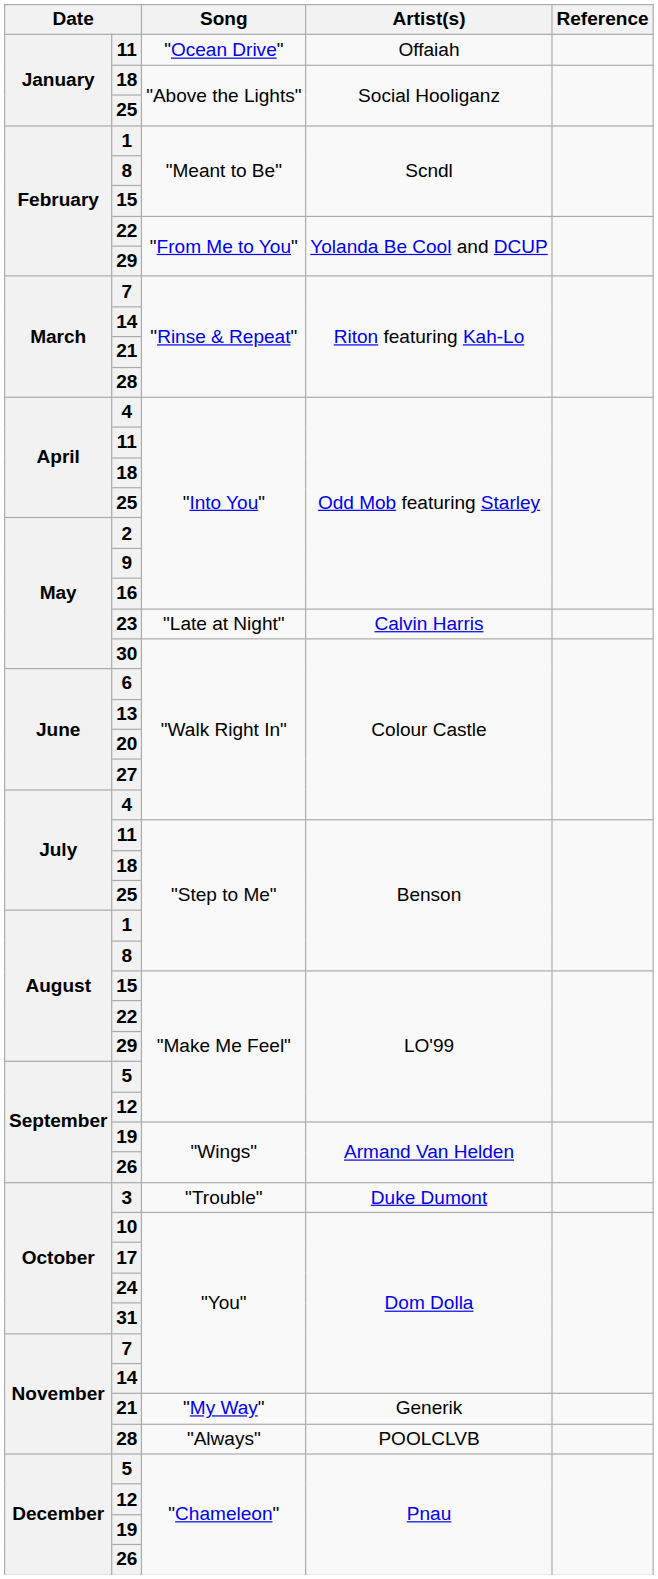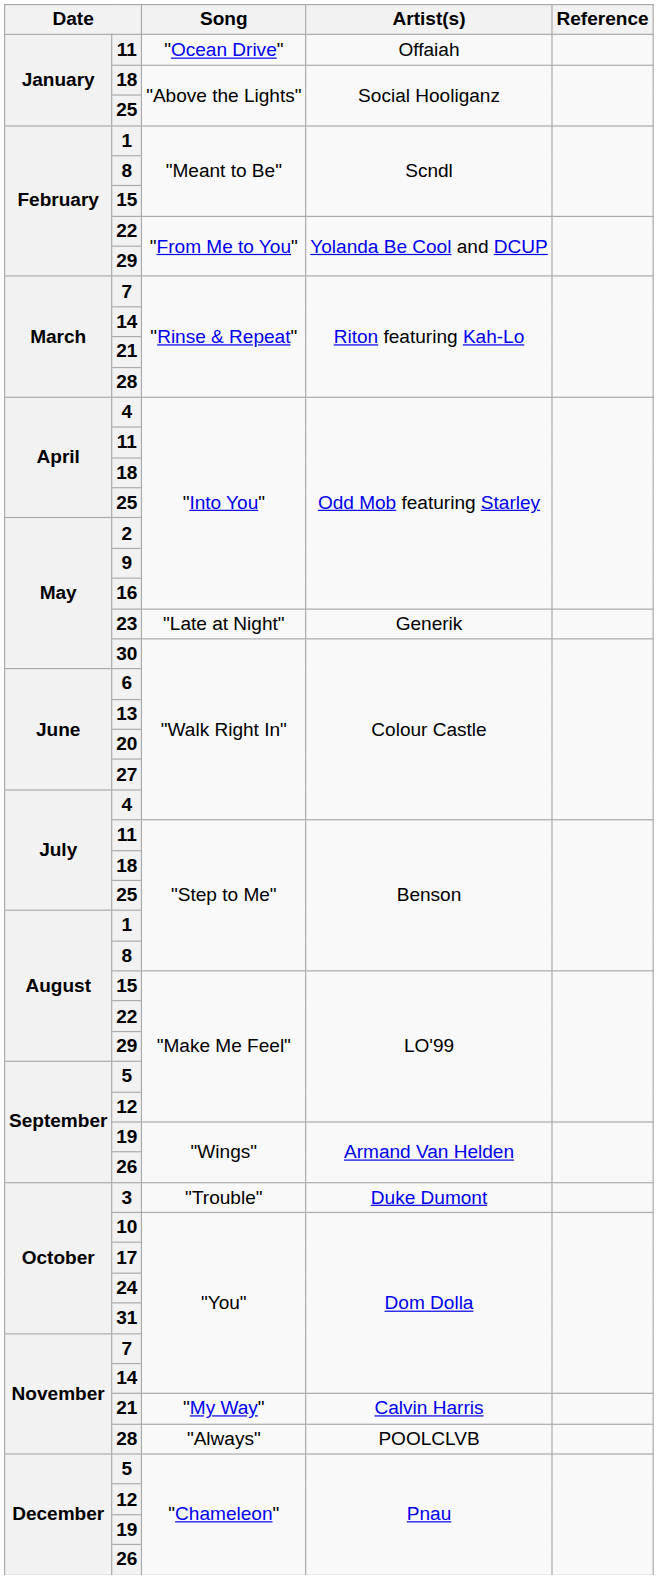(429, 623) Calvin Harris -> (429, 623) Generik
(429, 1408) Generik -> (429, 1408) Calvin Harris
